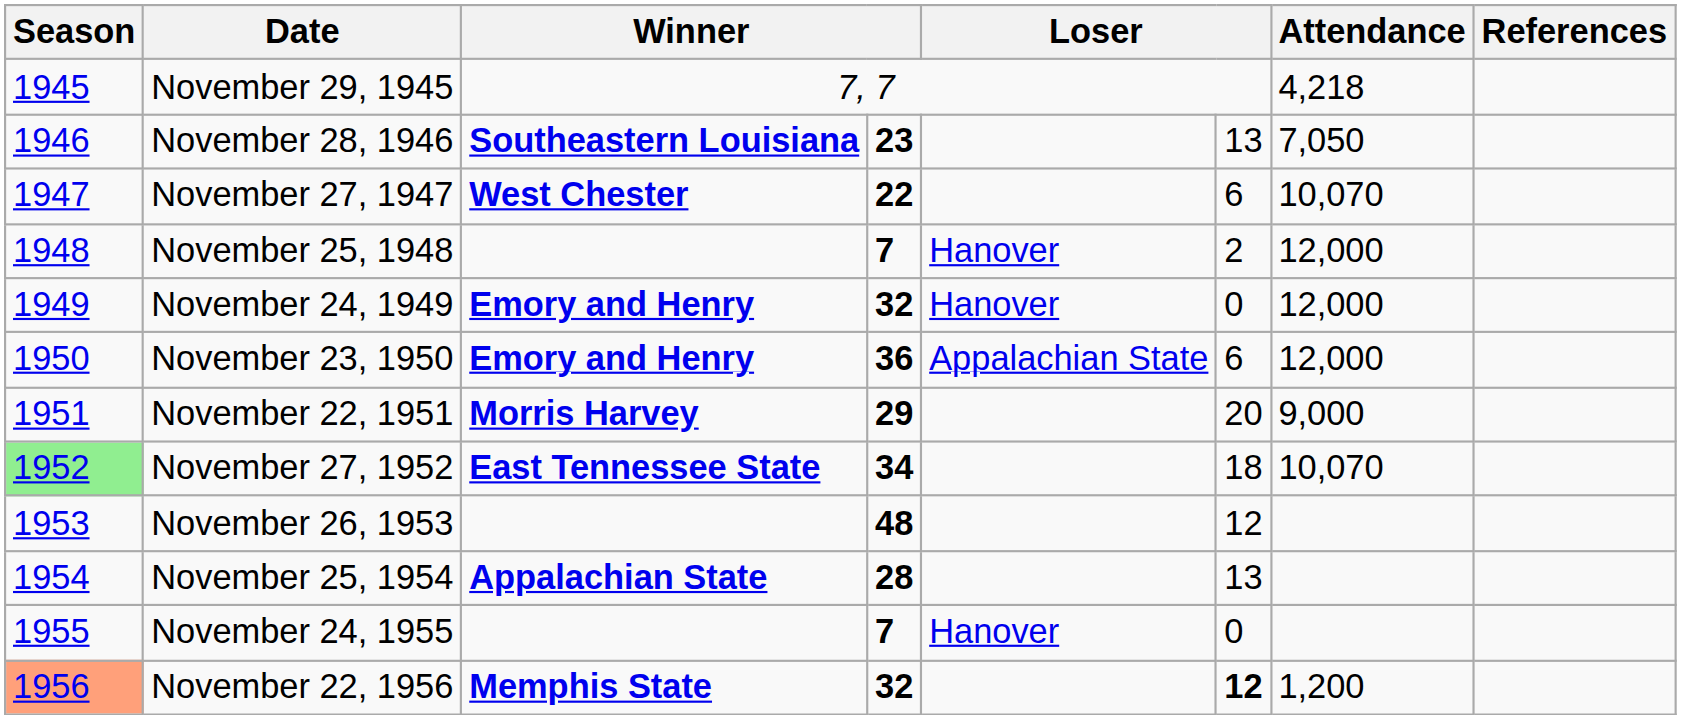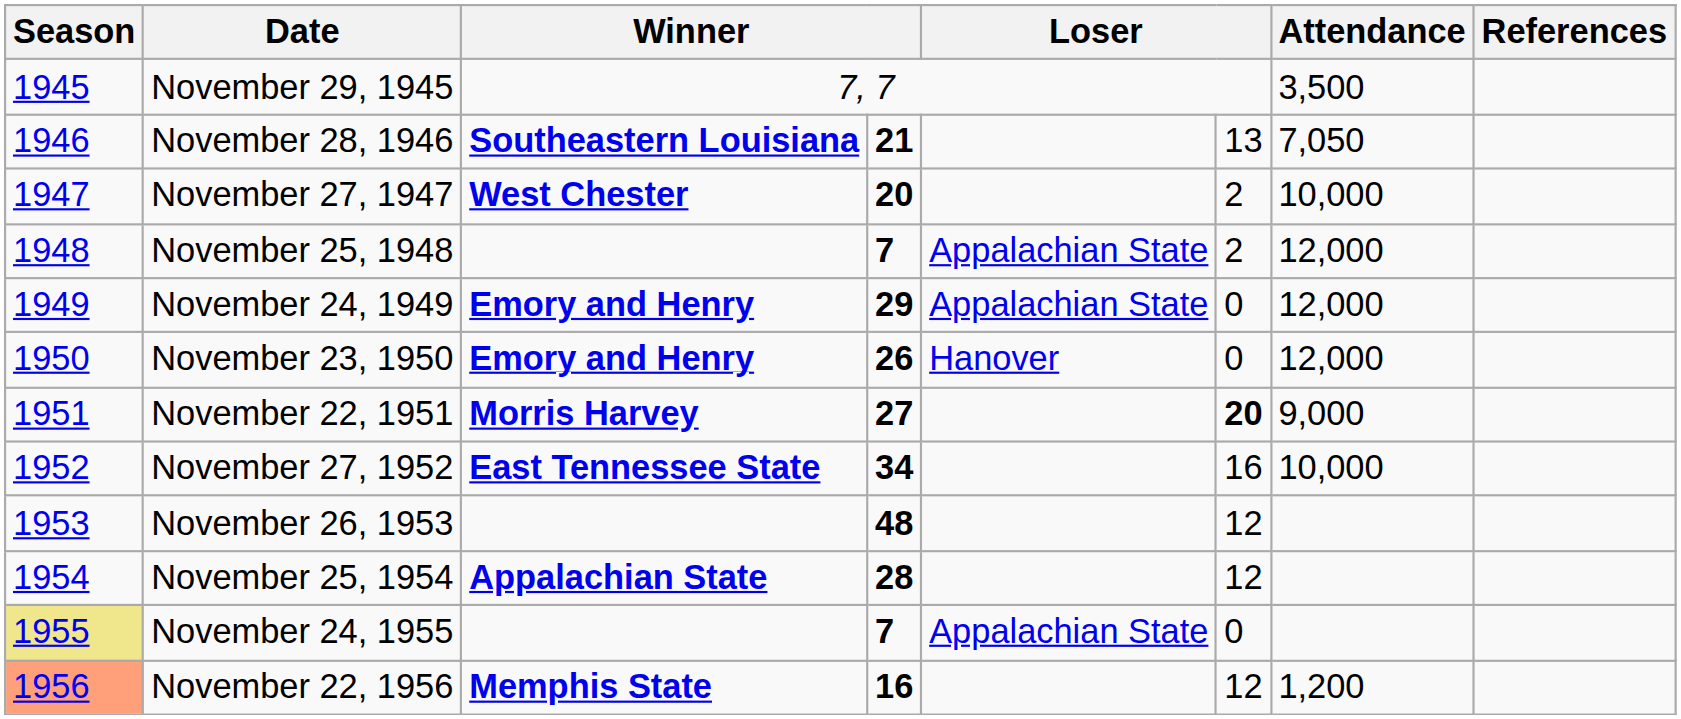(1321, 86) 4,218 -> (1321, 86) 3,500
(894, 140) 23 -> (894, 140) 21
(894, 195) 22 -> (894, 195) 20
(1234, 195) 6 -> (1234, 195) 2
(1331, 195) 10,070 -> (1331, 195) 10,000
(994, 250) Hanover -> (1069, 250) Appalachian State
(894, 304) 32 -> (894, 304) 29
(994, 304) Hanover -> (1069, 304) Appalachian State
(894, 359) 36 -> (894, 359) 26
(1069, 359) Appalachian State -> (994, 359) Hanover
(1234, 359) 6 -> (1234, 359) 0
(894, 413) 29 -> (894, 413) 27
(1243, 413) normal -> (1243, 413) bold
(51, 468) lightgreen background -> (51, 468) no background
(1243, 468) 18 -> (1243, 468) 16
(1331, 468) 10,070 -> (1331, 468) 10,000
(1243, 577) 13 -> (1243, 577) 12
(51, 631) no background -> (51, 631) khaki background
(994, 631) Hanover -> (1069, 631) Appalachian State
(894, 686) 32 -> (894, 686) 16
(1243, 686) bold -> (1243, 686) normal
